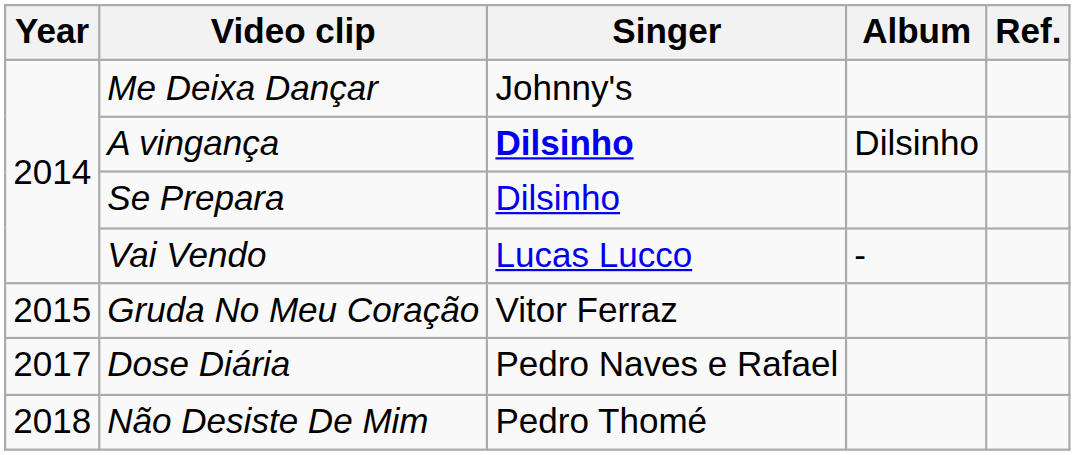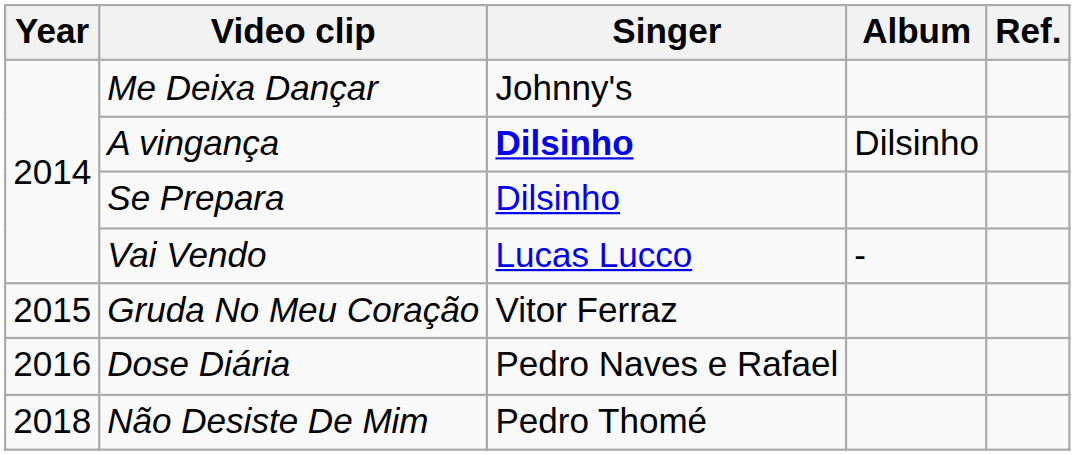(52, 365) 2017 -> (52, 365) 2016
